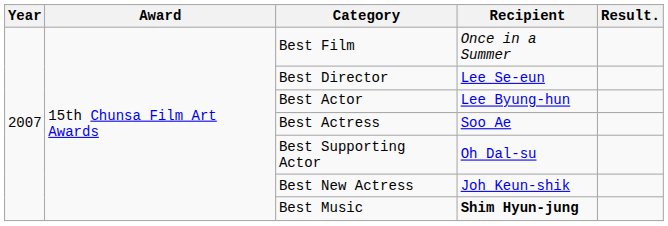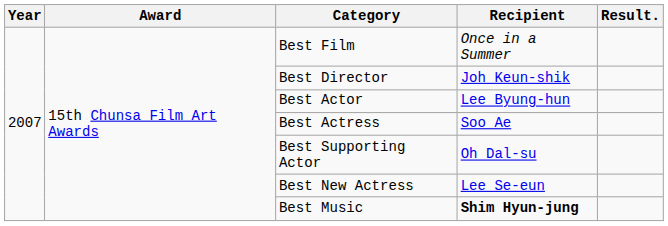(503, 78) Lee Se-eun -> (515, 78) Joh Keun-shik
(515, 186) Joh Keun-shik -> (503, 186) Lee Se-eun
